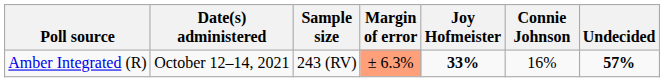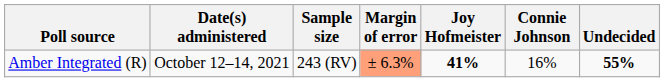(463, 63) 33% -> (463, 63) 41%
(619, 63) 57% -> (619, 63) 55%
